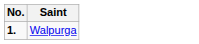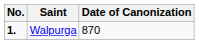+ column: (137, 13)
